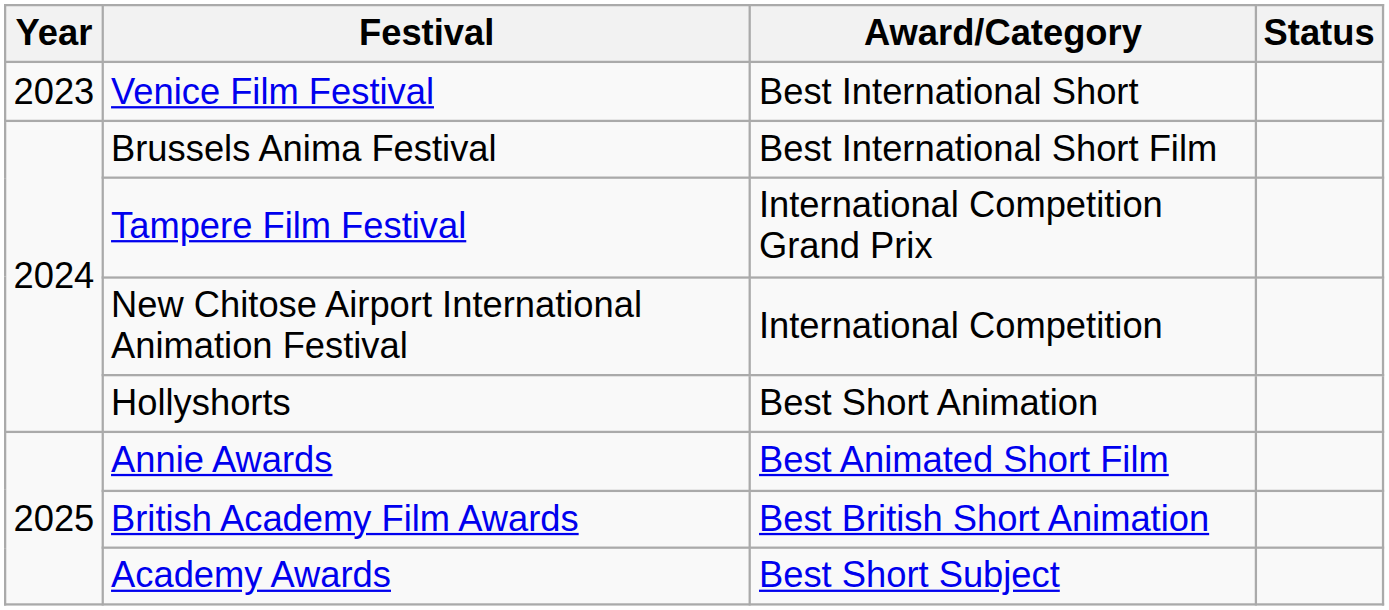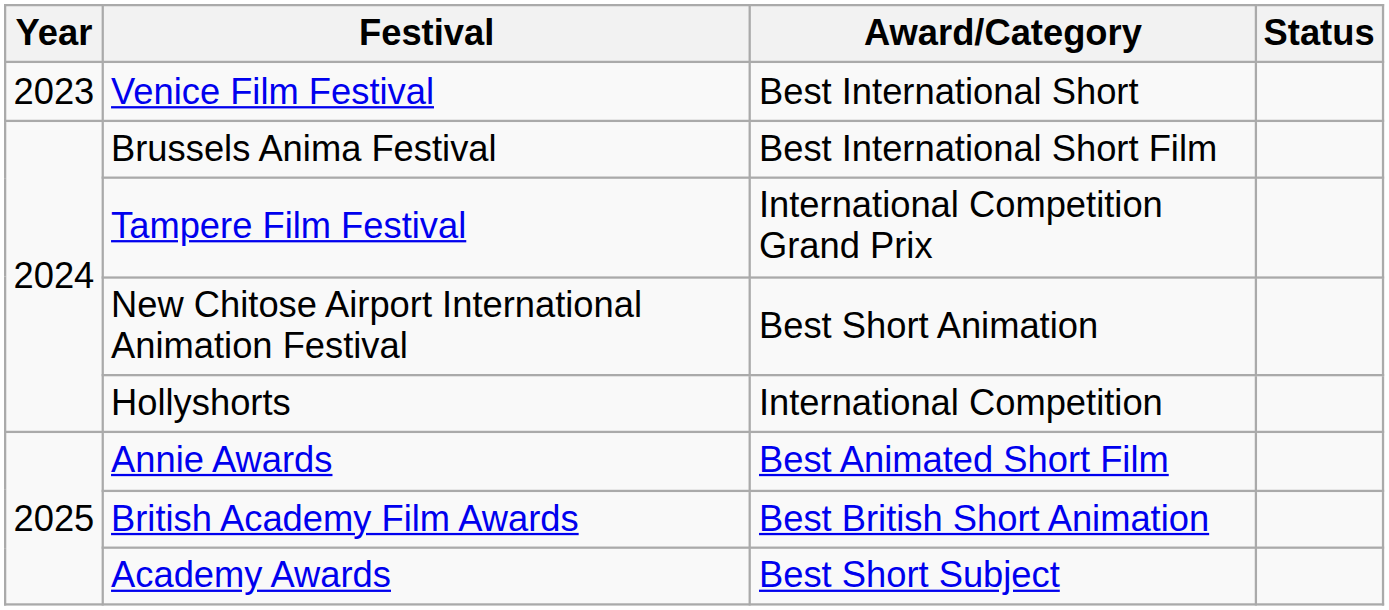(961, 324) International Competition -> (929, 324) Best Short Animation
(929, 403) Best Short Animation -> (961, 403) International Competition
